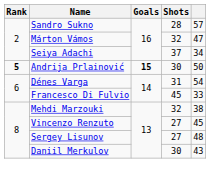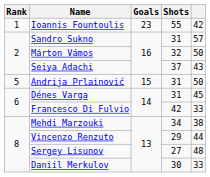+ row: (78, 25)
(176, 25) 28 -> (176, 39) 31
(198, 39) 47 -> (198, 53) 50
(198, 53) 34 -> (198, 67) 43
(17, 67) bold -> (17, 81) normal
(146, 67) bold -> (146, 81) normal
(176, 67) 30 -> (176, 81) 31
(198, 81) 54 -> (198, 95) 45
(176, 95) 45 -> (176, 109) 42
(176, 109) 32 -> (176, 123) 34
(176, 123) 27 -> (176, 137) 29
(198, 123) 45 -> (198, 137) 44
(198, 151) 43 -> (198, 165) 33
